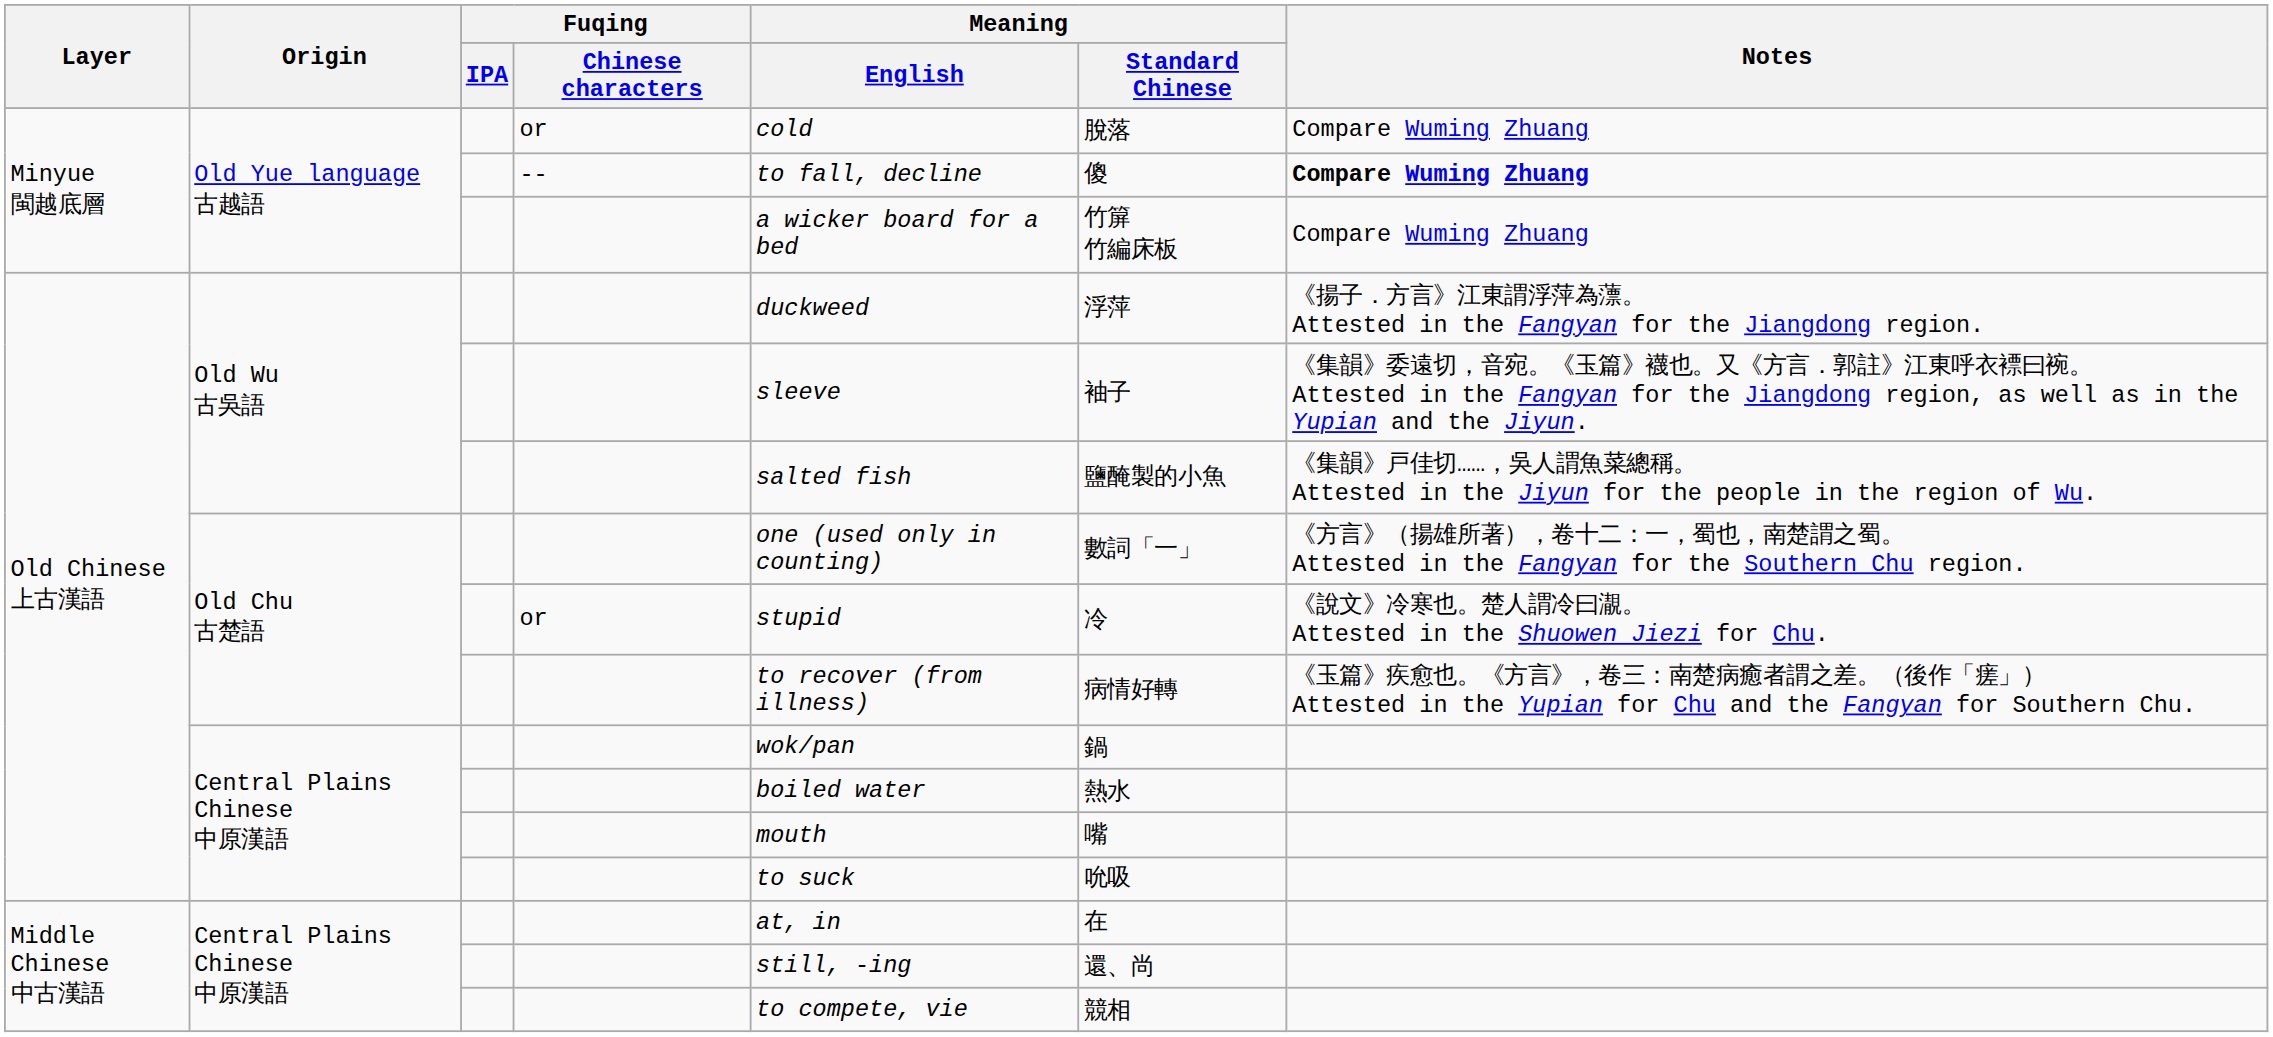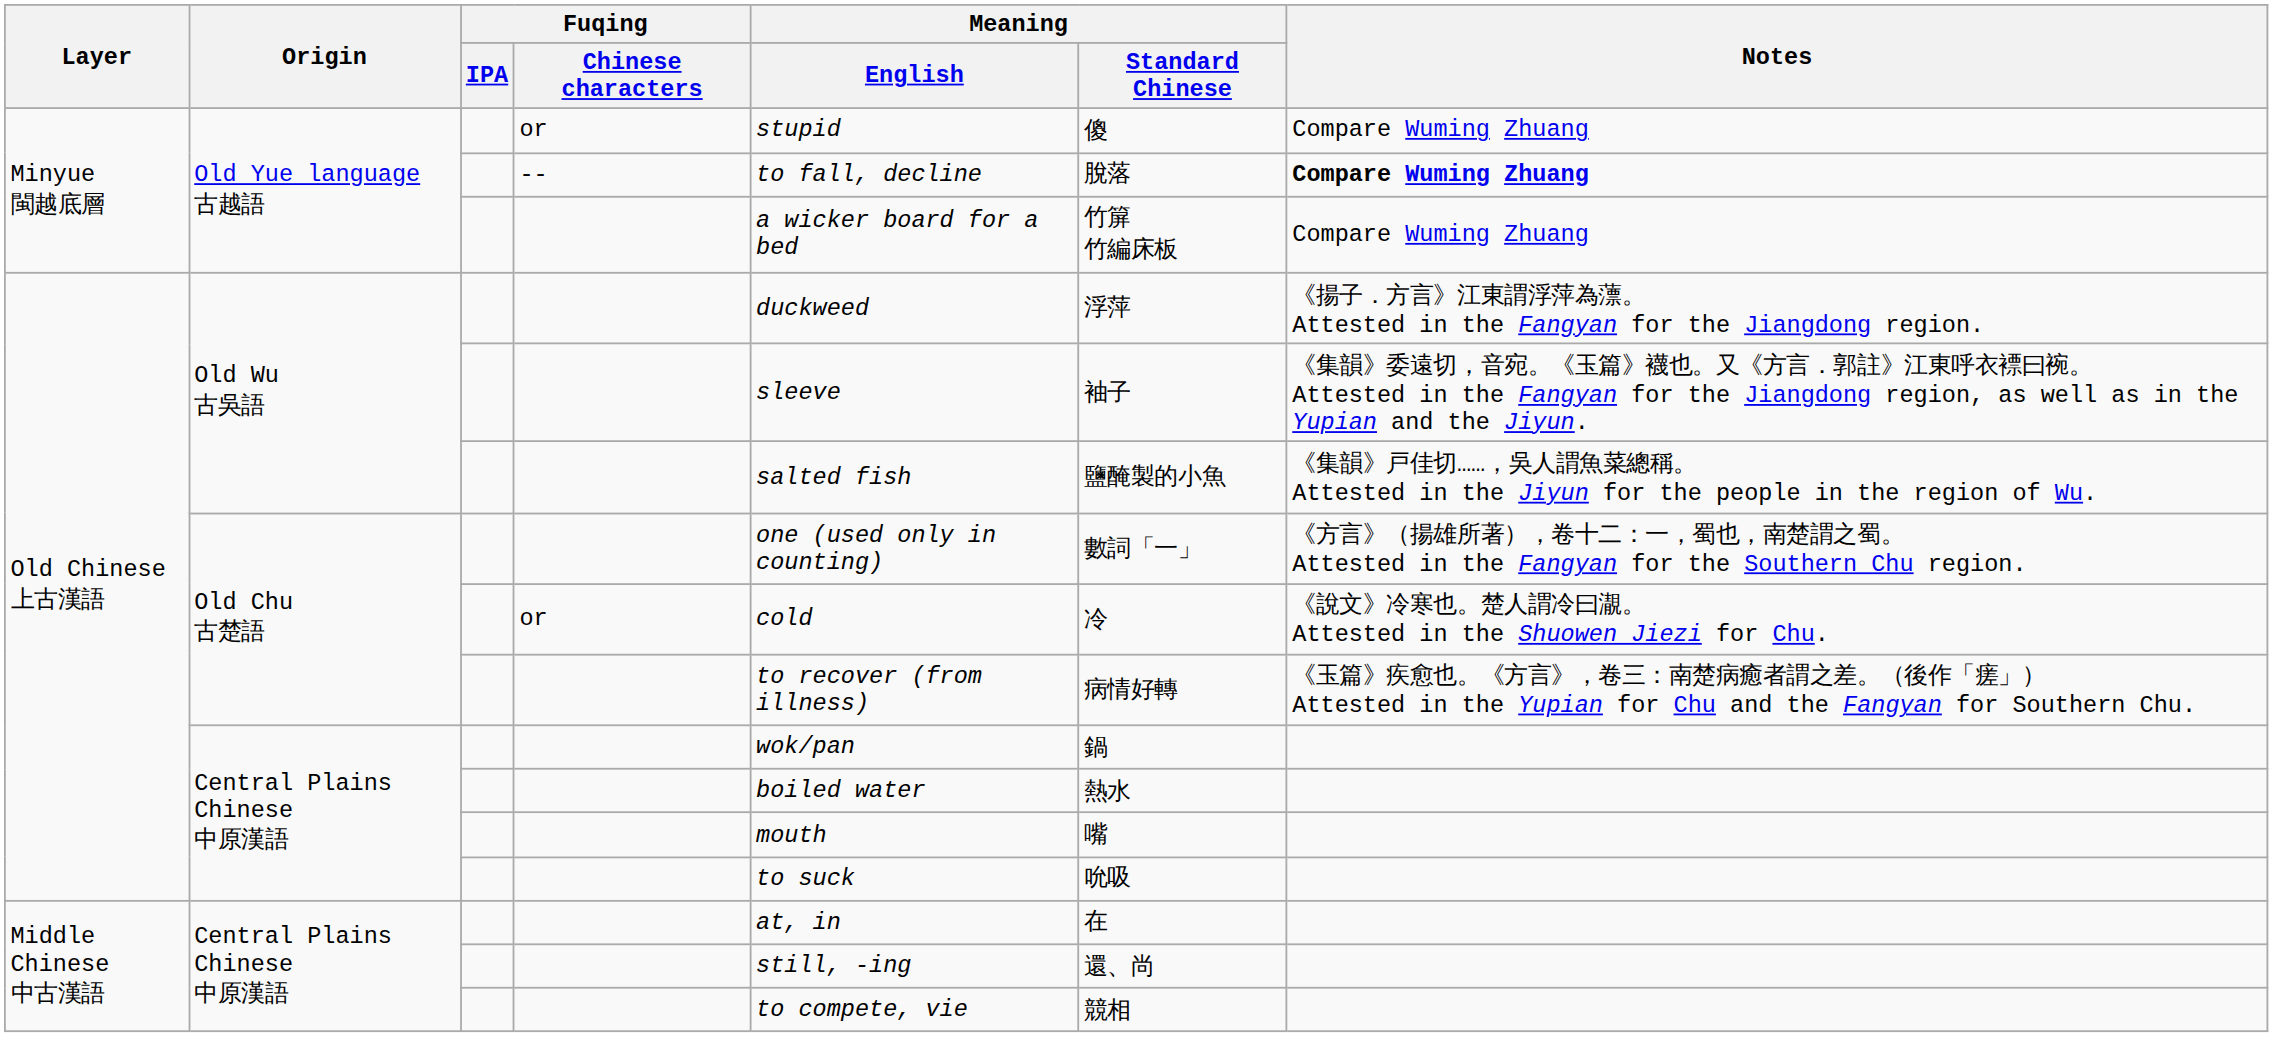(784, 131) cold -> (798, 131) stupid
(1107, 132) 脫落 -> (1096, 132) 傻
(1096, 175) 傻 -> (1107, 175) 脫落
(798, 619) stupid -> (784, 619) cold
